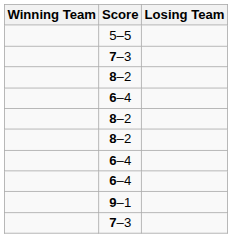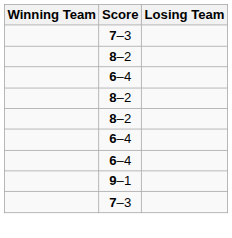- row: (52, 36)
